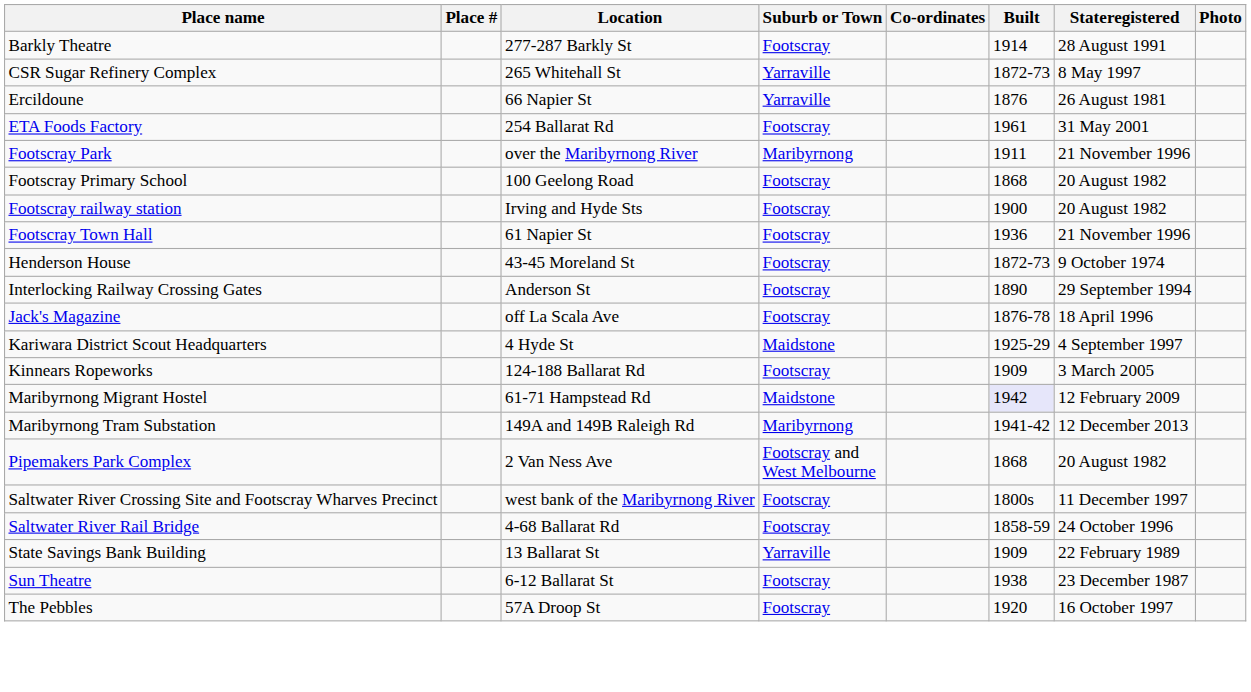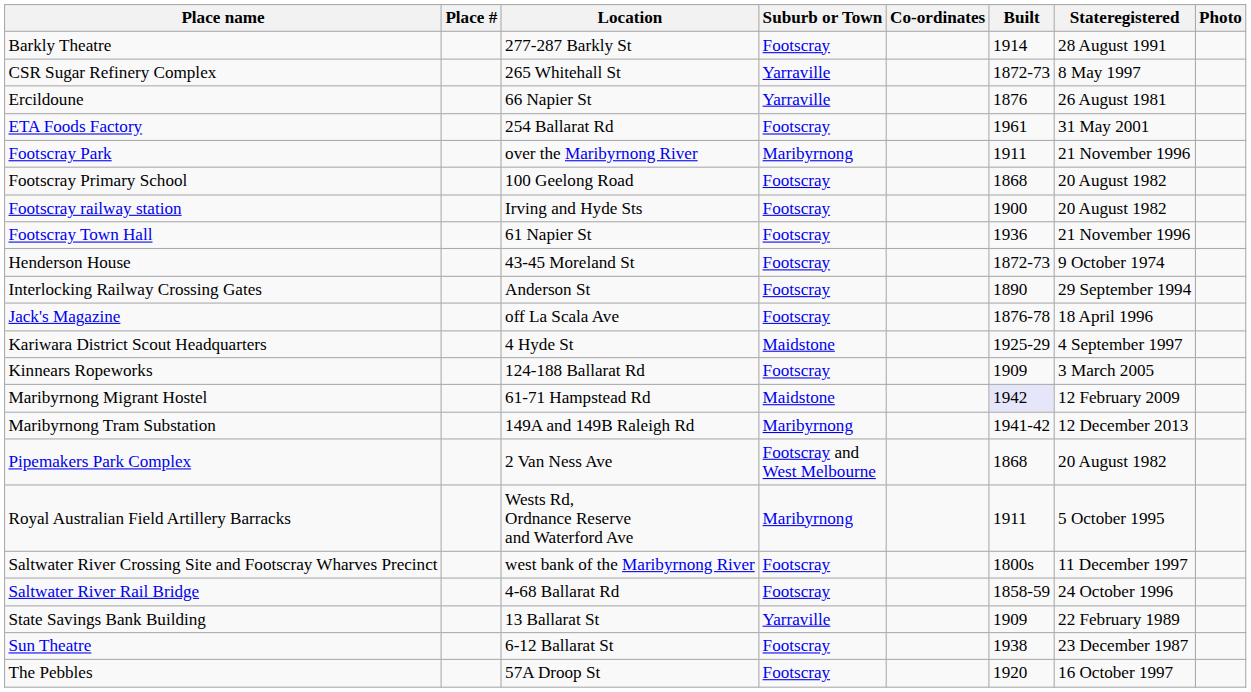+ row: (150, 518)
